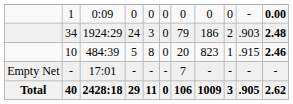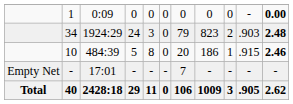(210, 33) 186 -> (210, 33) 823
(210, 52) 823 -> (210, 52) 186
